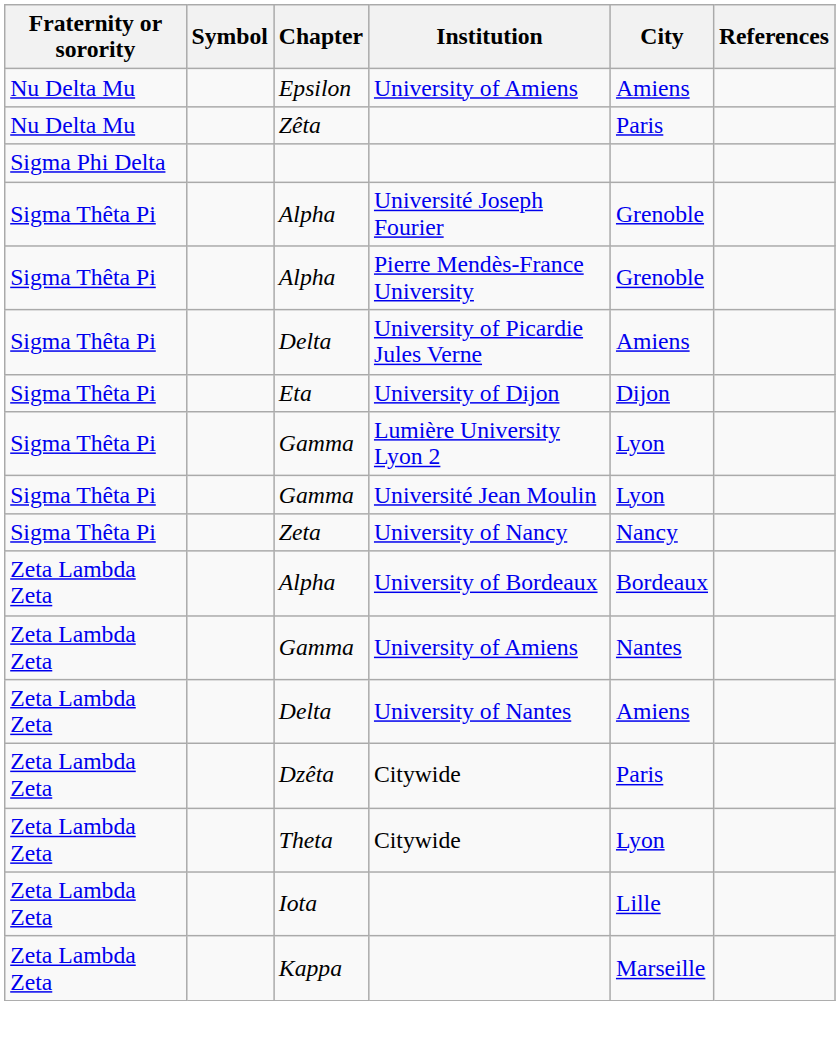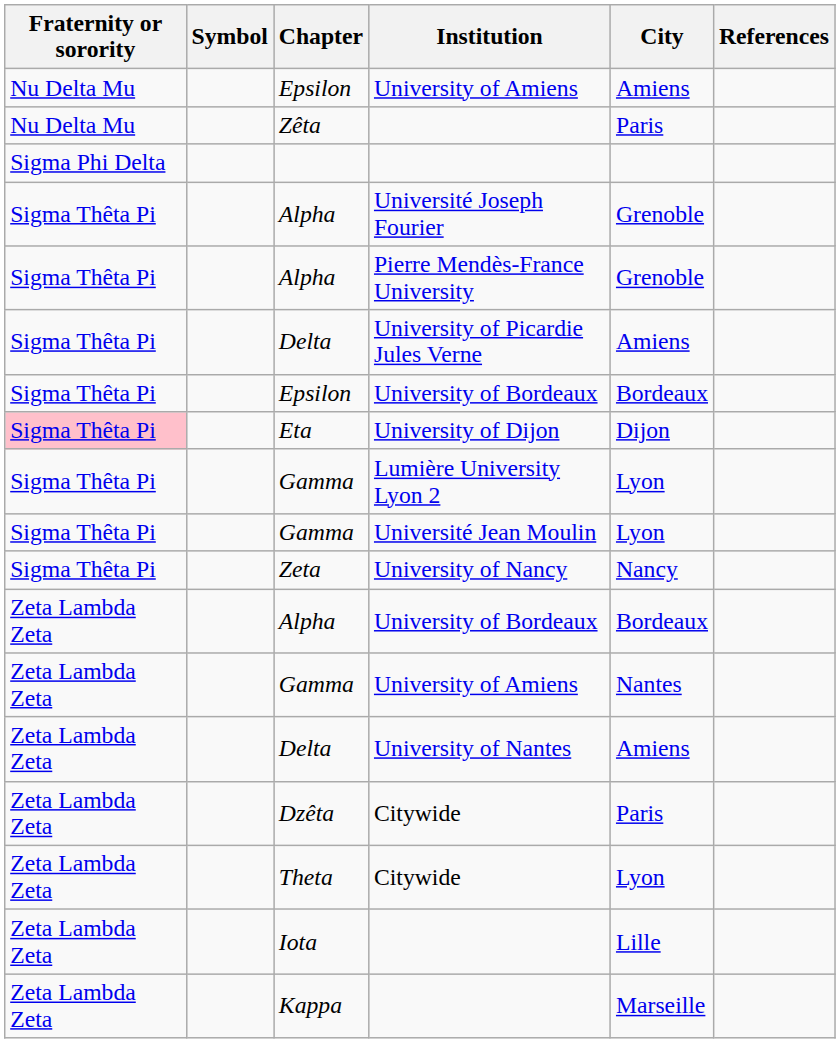+ row: (315, 392)
(83, 392) no background -> (83, 430) pink background
